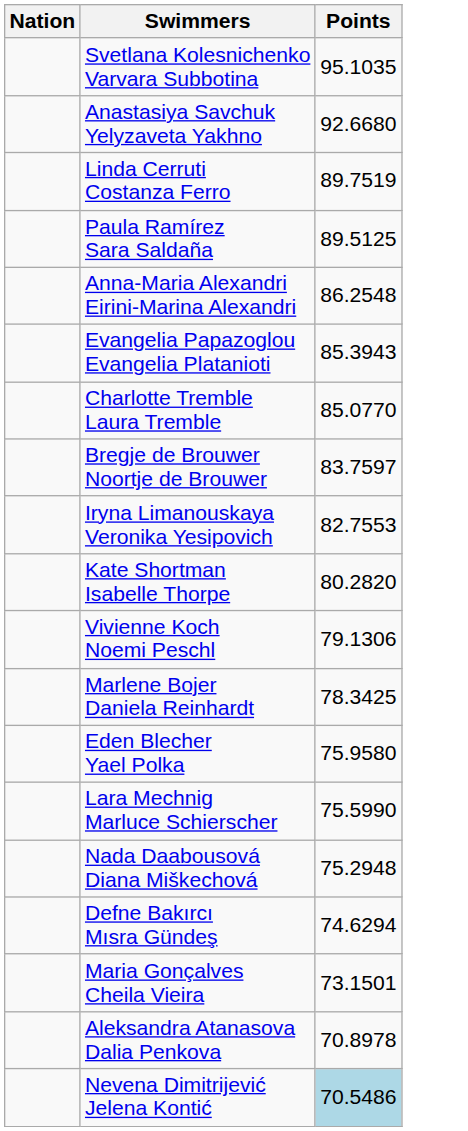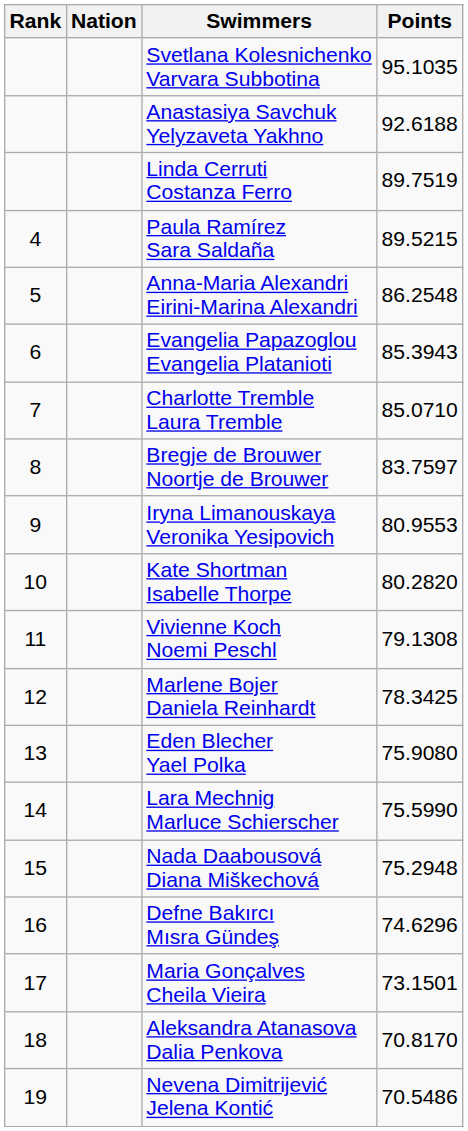+ column: (35, 21)
(358, 123) 92.6680 -> (420, 123) 92.6188
(358, 238) 89.5125 -> (420, 238) 89.5215
(358, 410) 85.0770 -> (420, 410) 85.0710
(358, 524) 82.7553 -> (420, 524) 80.9553
(358, 639) 79.1306 -> (420, 639) 79.1308
(358, 753) 75.9580 -> (420, 753) 75.9080
(358, 925) 74.6294 -> (420, 925) 74.6296
(358, 1039) 70.8978 -> (420, 1039) 70.8170
(358, 1097) lightblue background -> (420, 1097) no background
